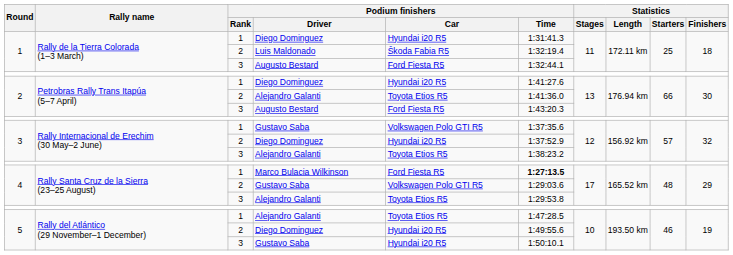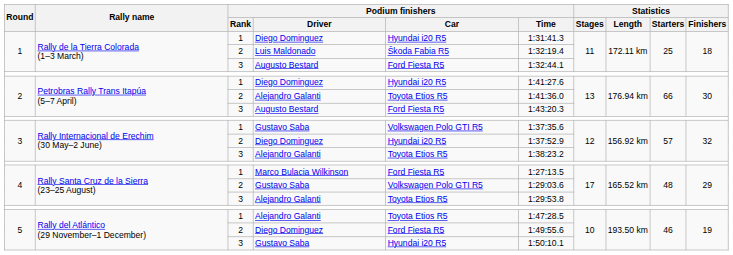(546, 171) bold -> (546, 171) normal
(417, 229) Hyundai i20 R5 -> (416, 229) Ford Fiesta R5
